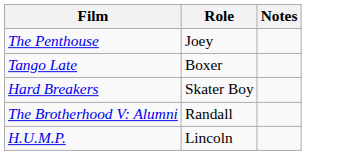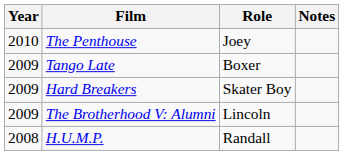+ column: (23, 16)
(209, 114) Randall -> (247, 114) Lincoln
(209, 138) Lincoln -> (247, 138) Randall
